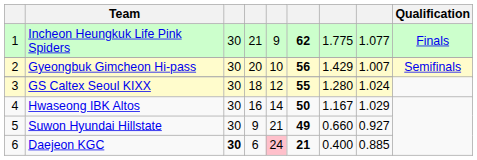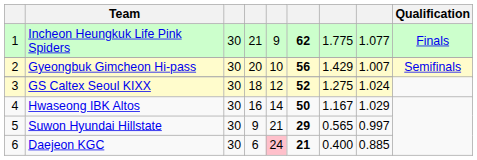(303, 86) 55 -> (303, 86) 52
(338, 86) 1.280 -> (338, 86) 1.275
(303, 125) 49 -> (303, 125) 29
(338, 125) 0.660 -> (338, 125) 0.565
(374, 125) 0.927 -> (374, 125) 0.997
(234, 145) bold -> (234, 145) normal
